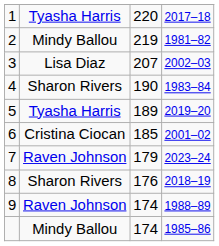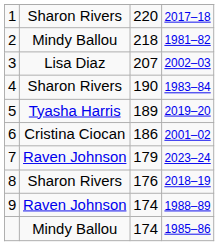(75, 16) Tyasha Harris -> (75, 16) Sharon Rivers
(146, 39) 219 -> (146, 39) 218
(146, 134) 185 -> (146, 134) 186
